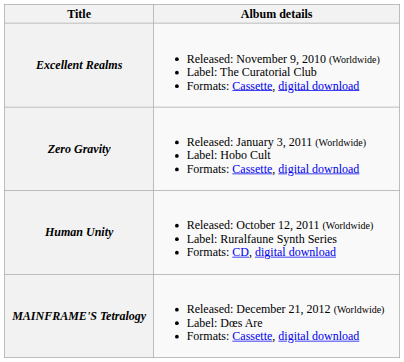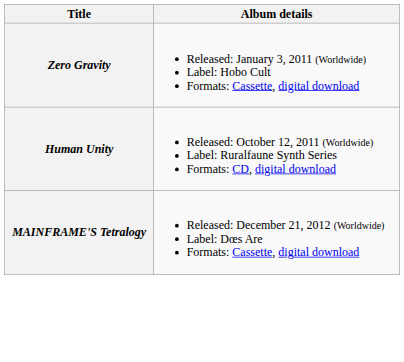- row: (79, 65)
